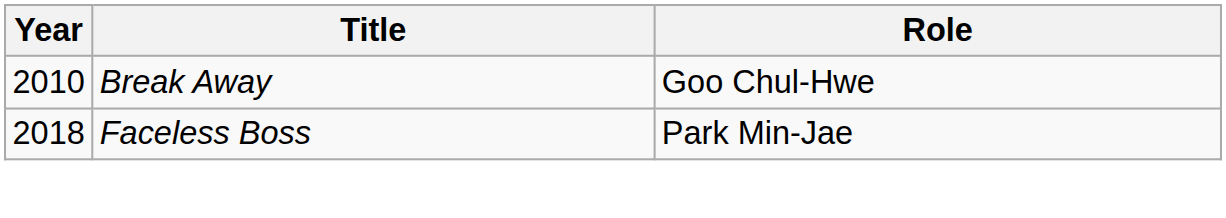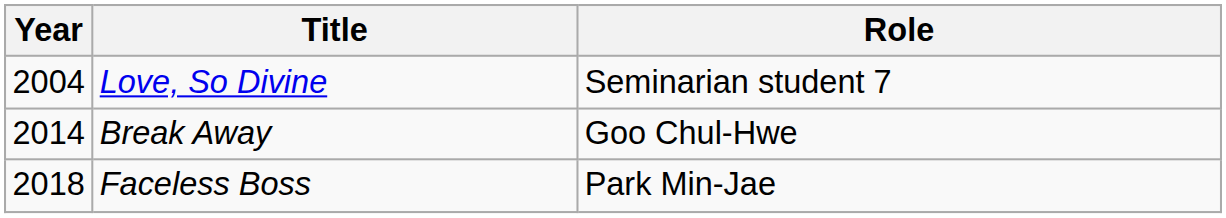+ row: (213, 81)
(49, 81) 2010 -> (49, 133) 2014
